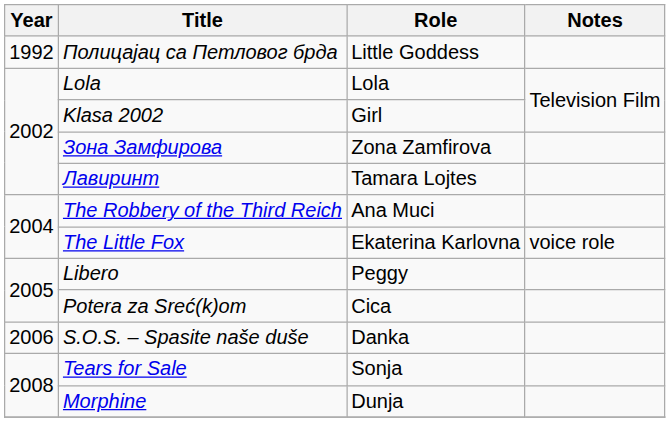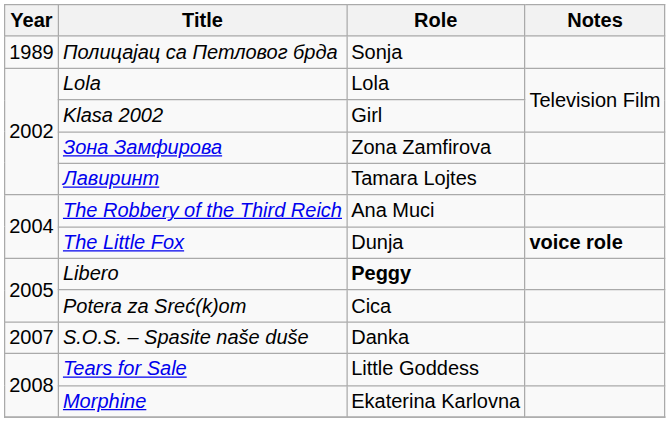(31, 52) 1992 -> (31, 52) 1989
(415, 52) Little Goddess -> (377, 52) Sonja
(436, 242) Ekaterina Karlovna -> (377, 242) Dunja
(572, 242) normal -> (576, 242) bold
(380, 274) normal -> (381, 274) bold
(31, 337) 2006 -> (31, 337) 2007
(377, 369) Sonja -> (415, 369) Little Goddess
(377, 400) Dunja -> (436, 400) Ekaterina Karlovna
